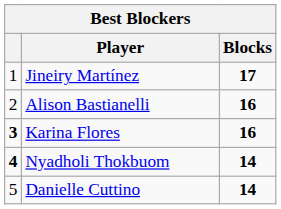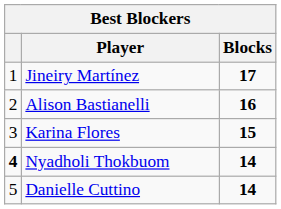(13, 133) bold -> (13, 133) normal
(248, 133) 16 -> (248, 133) 15
